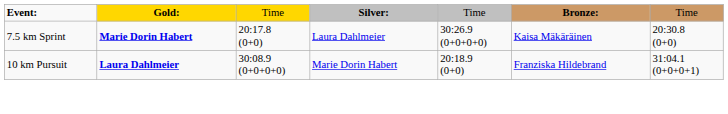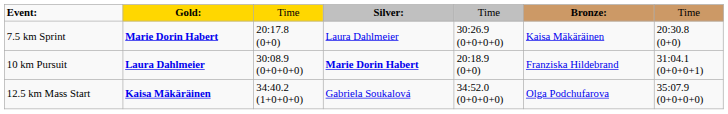(355, 65) normal -> (372, 65) bold
+ row: (48, 94)
